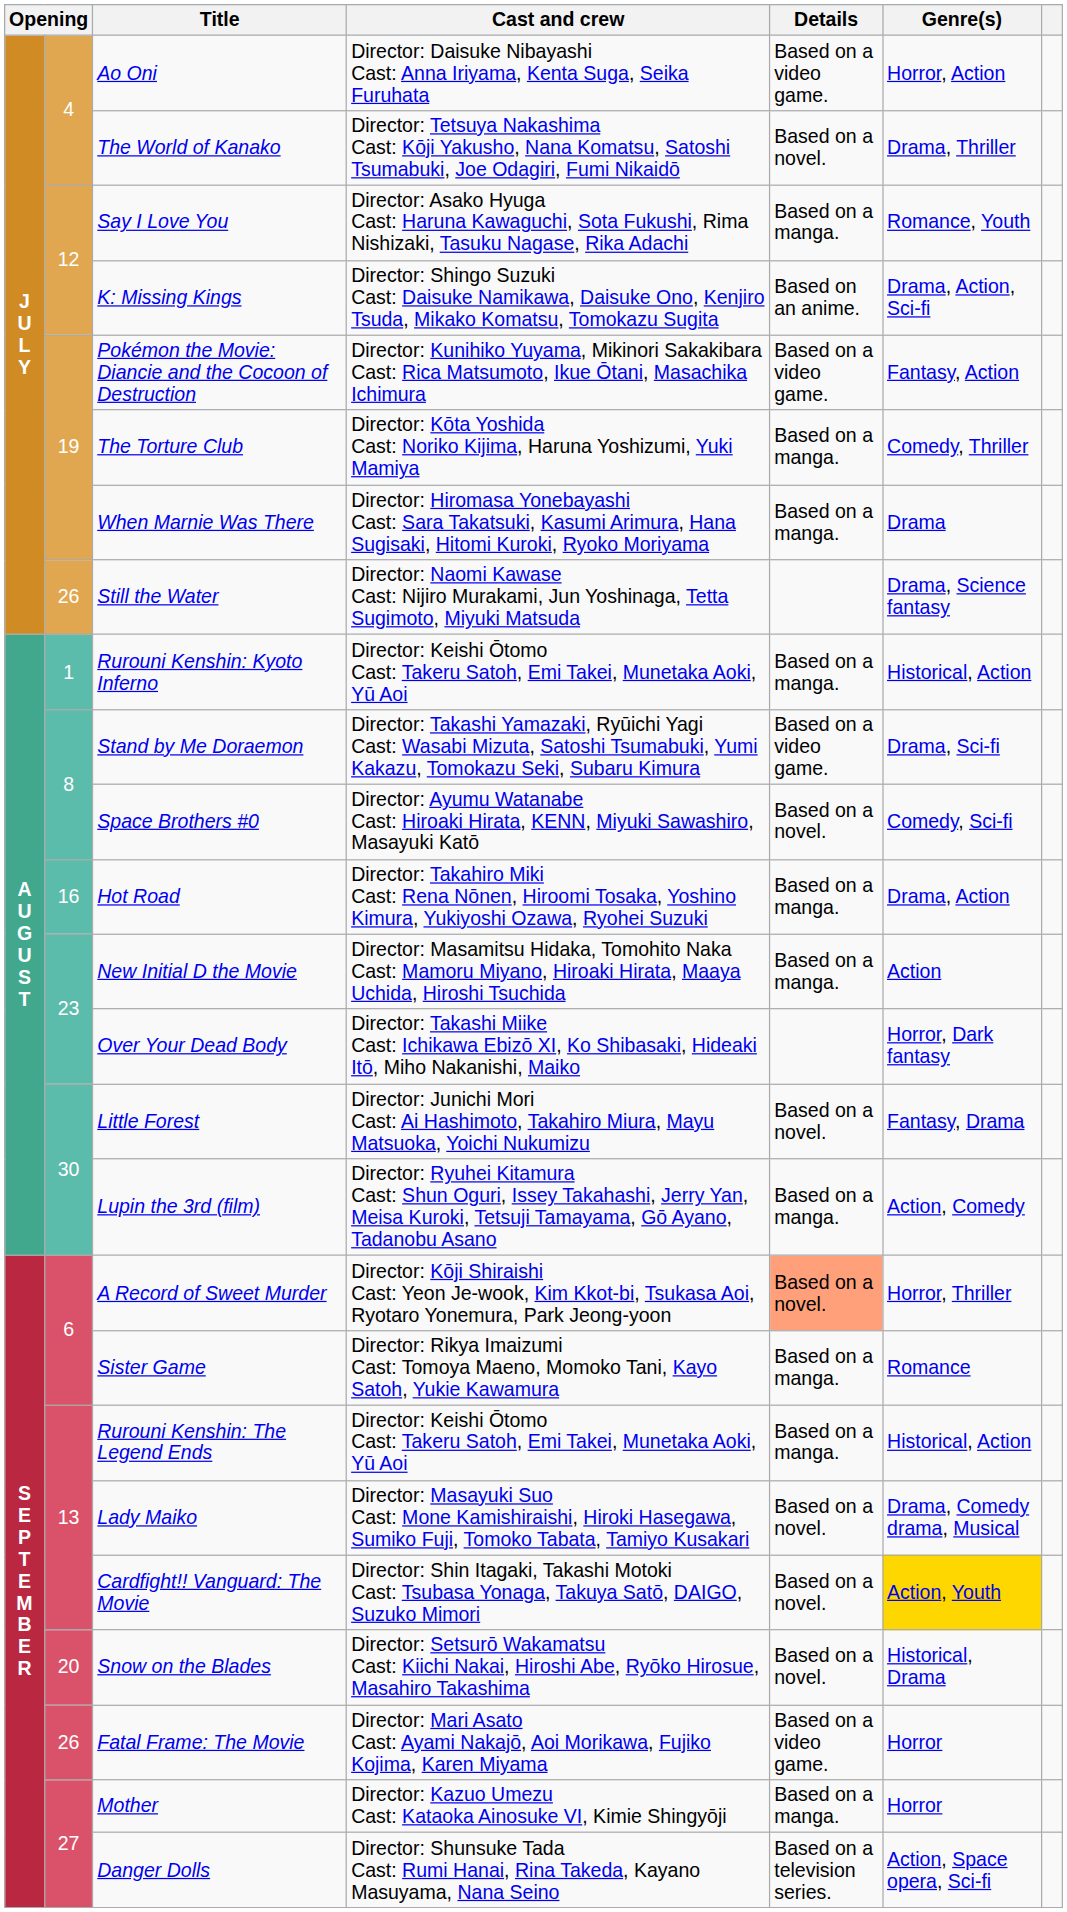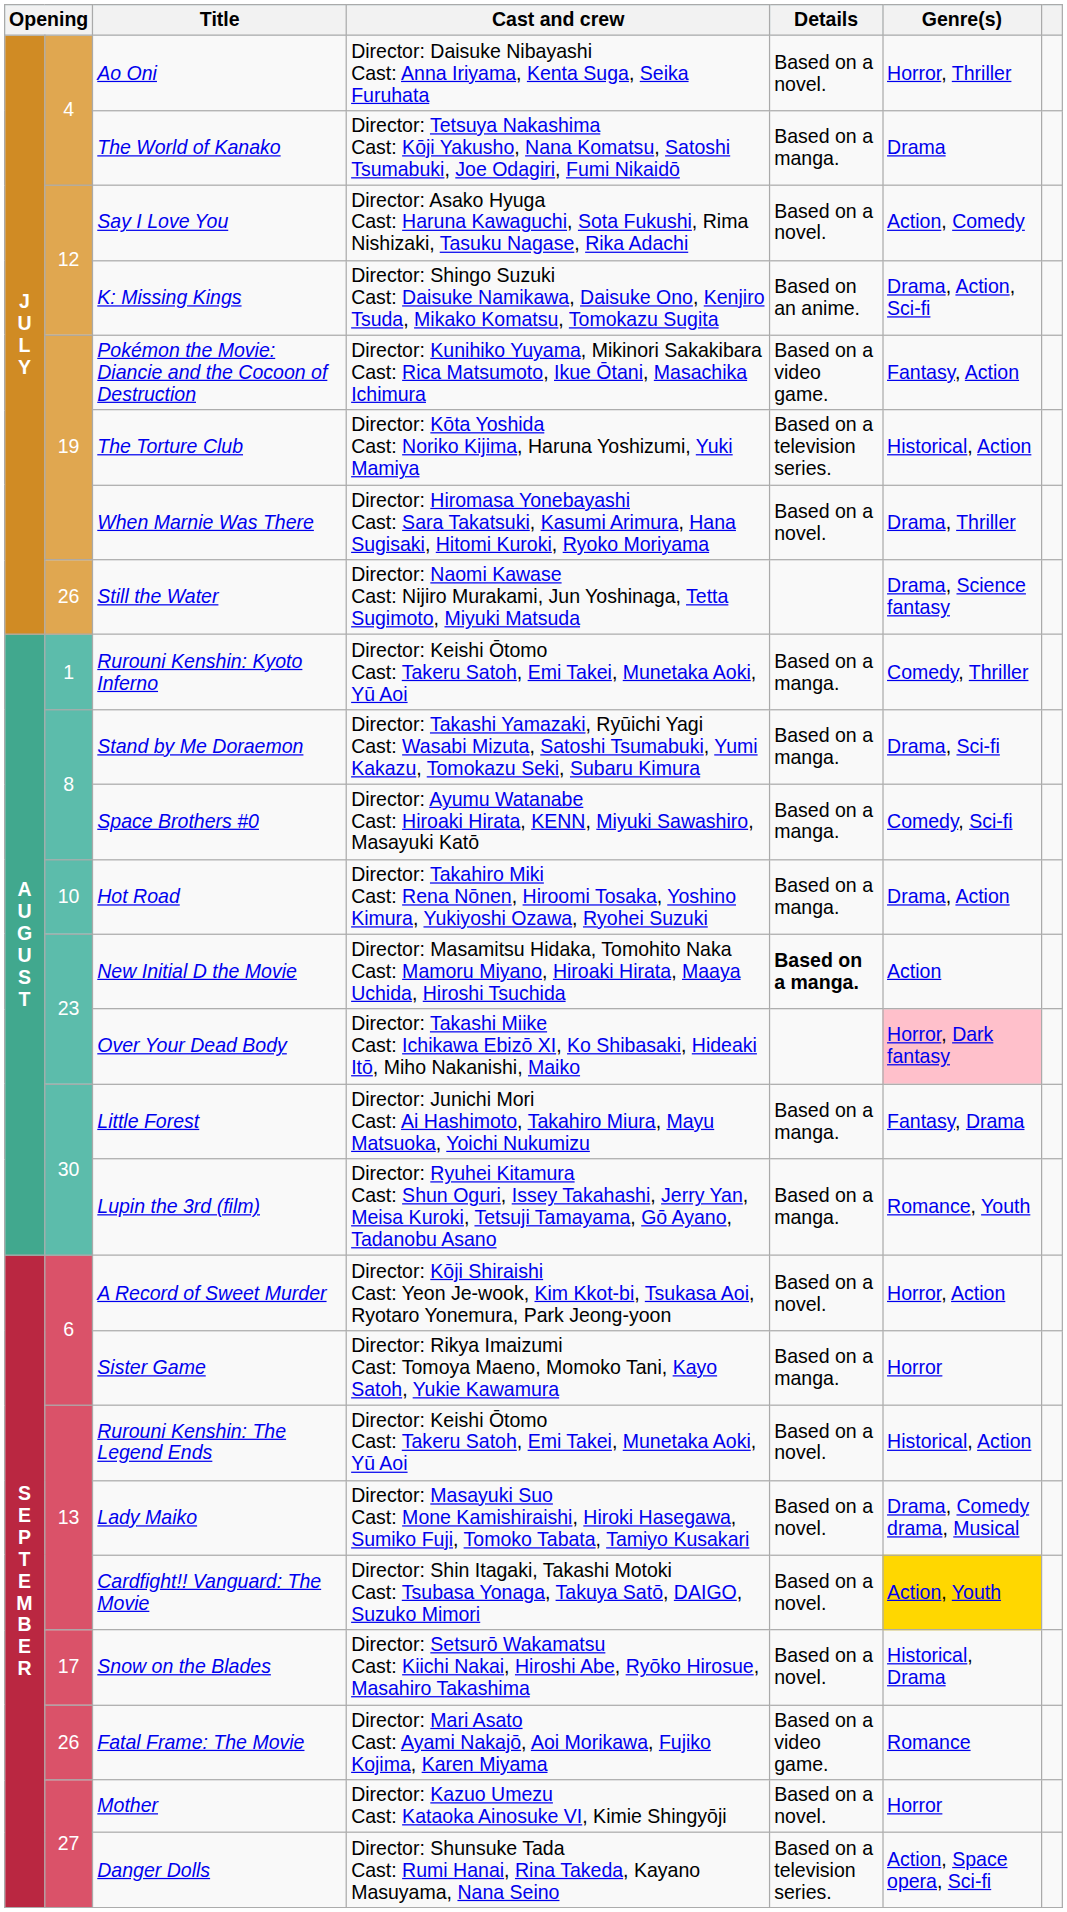(824, 72) Based on a video game. -> (824, 72) Based on a novel.
(946, 72) Horror, Action -> (949, 72) Horror, Thriller
(824, 147) Based on a novel. -> (824, 147) Based on a manga.
(951, 147) Drama, Thriller -> (916, 147) Drama
(824, 222) Based on a manga. -> (824, 222) Based on a novel.
(959, 222) Romance, Youth -> (956, 222) Action, Comedy
(824, 447) Based on a manga. -> (824, 447) Based on a television series.
(958, 447) Comedy, Thriller -> (959, 447) Historical, Action
(824, 522) Based on a manga. -> (824, 522) Based on a novel.
(916, 522) Drama -> (951, 522) Drama, Thriller
(959, 671) Historical, Action -> (958, 671) Comedy, Thriller
(824, 746) Based on a video game. -> (824, 746) Based on a manga.
(824, 821) Based on a novel. -> (824, 821) Based on a manga.
(69, 896) 16 -> (69, 896) 10
(824, 971) normal -> (818, 971) bold
(940, 1046) no background -> (940, 1046) pink background
(824, 1121) Based on a novel. -> (824, 1121) Based on a manga.
(956, 1207) Action, Comedy -> (959, 1207) Romance, Youth
(824, 1292) lightsalmon background -> (824, 1292) no background
(949, 1292) Horror, Thriller -> (946, 1292) Horror, Action
(929, 1367) Romance -> (915, 1367) Horror
(824, 1442) Based on a manga. -> (824, 1442) Based on a novel.
(69, 1667) 20 -> (69, 1667) 17
(915, 1742) Horror -> (929, 1742) Romance
(824, 1806) Based on a manga. -> (824, 1806) Based on a novel.
